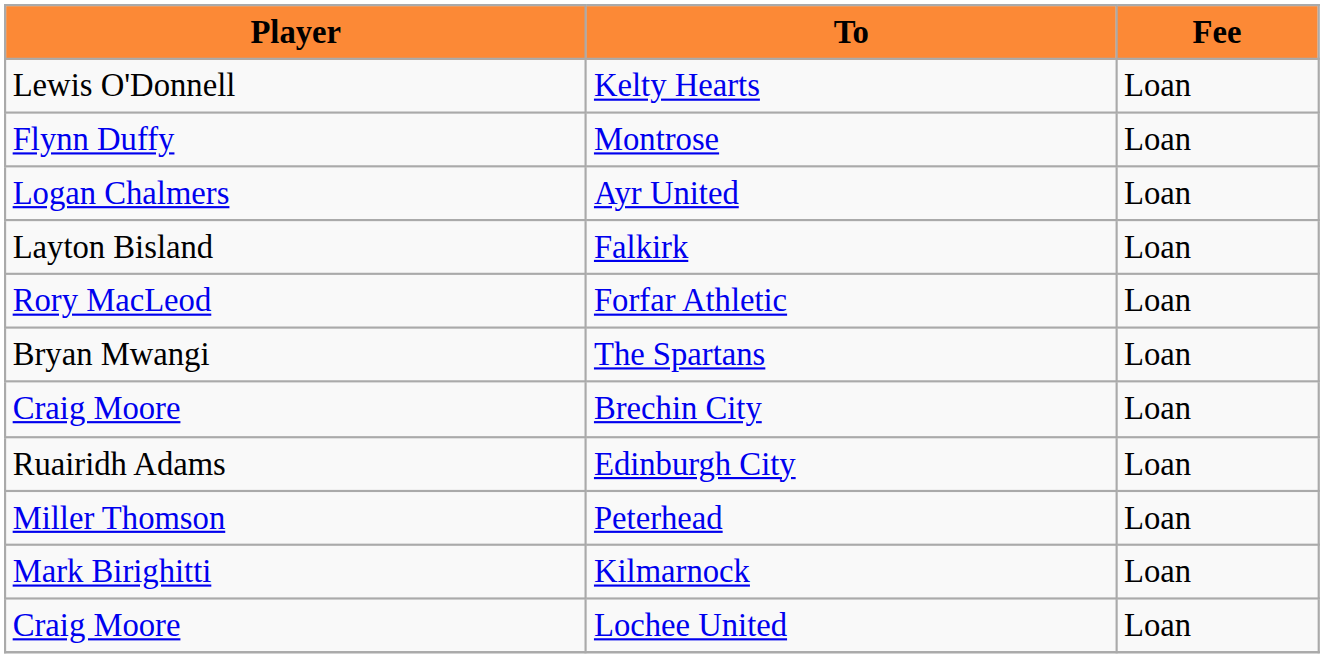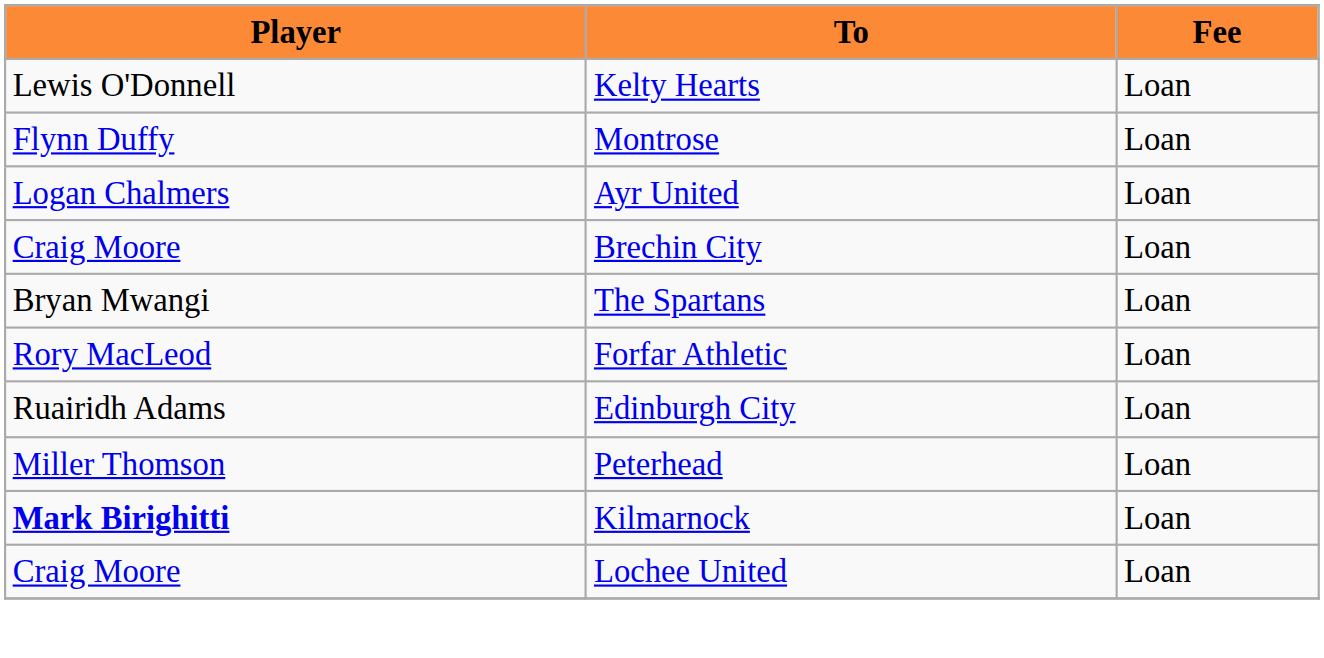- row: (641, 247)
rows swapped: (691, 301) <-> (678, 408)
(112, 570) normal -> (121, 516) bold
